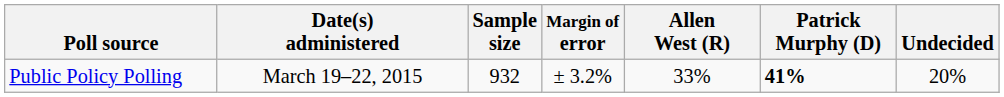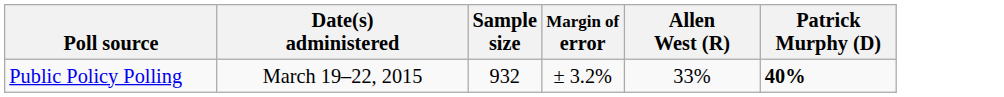- column: (948, 43)
(785, 75) 41% -> (785, 75) 40%
